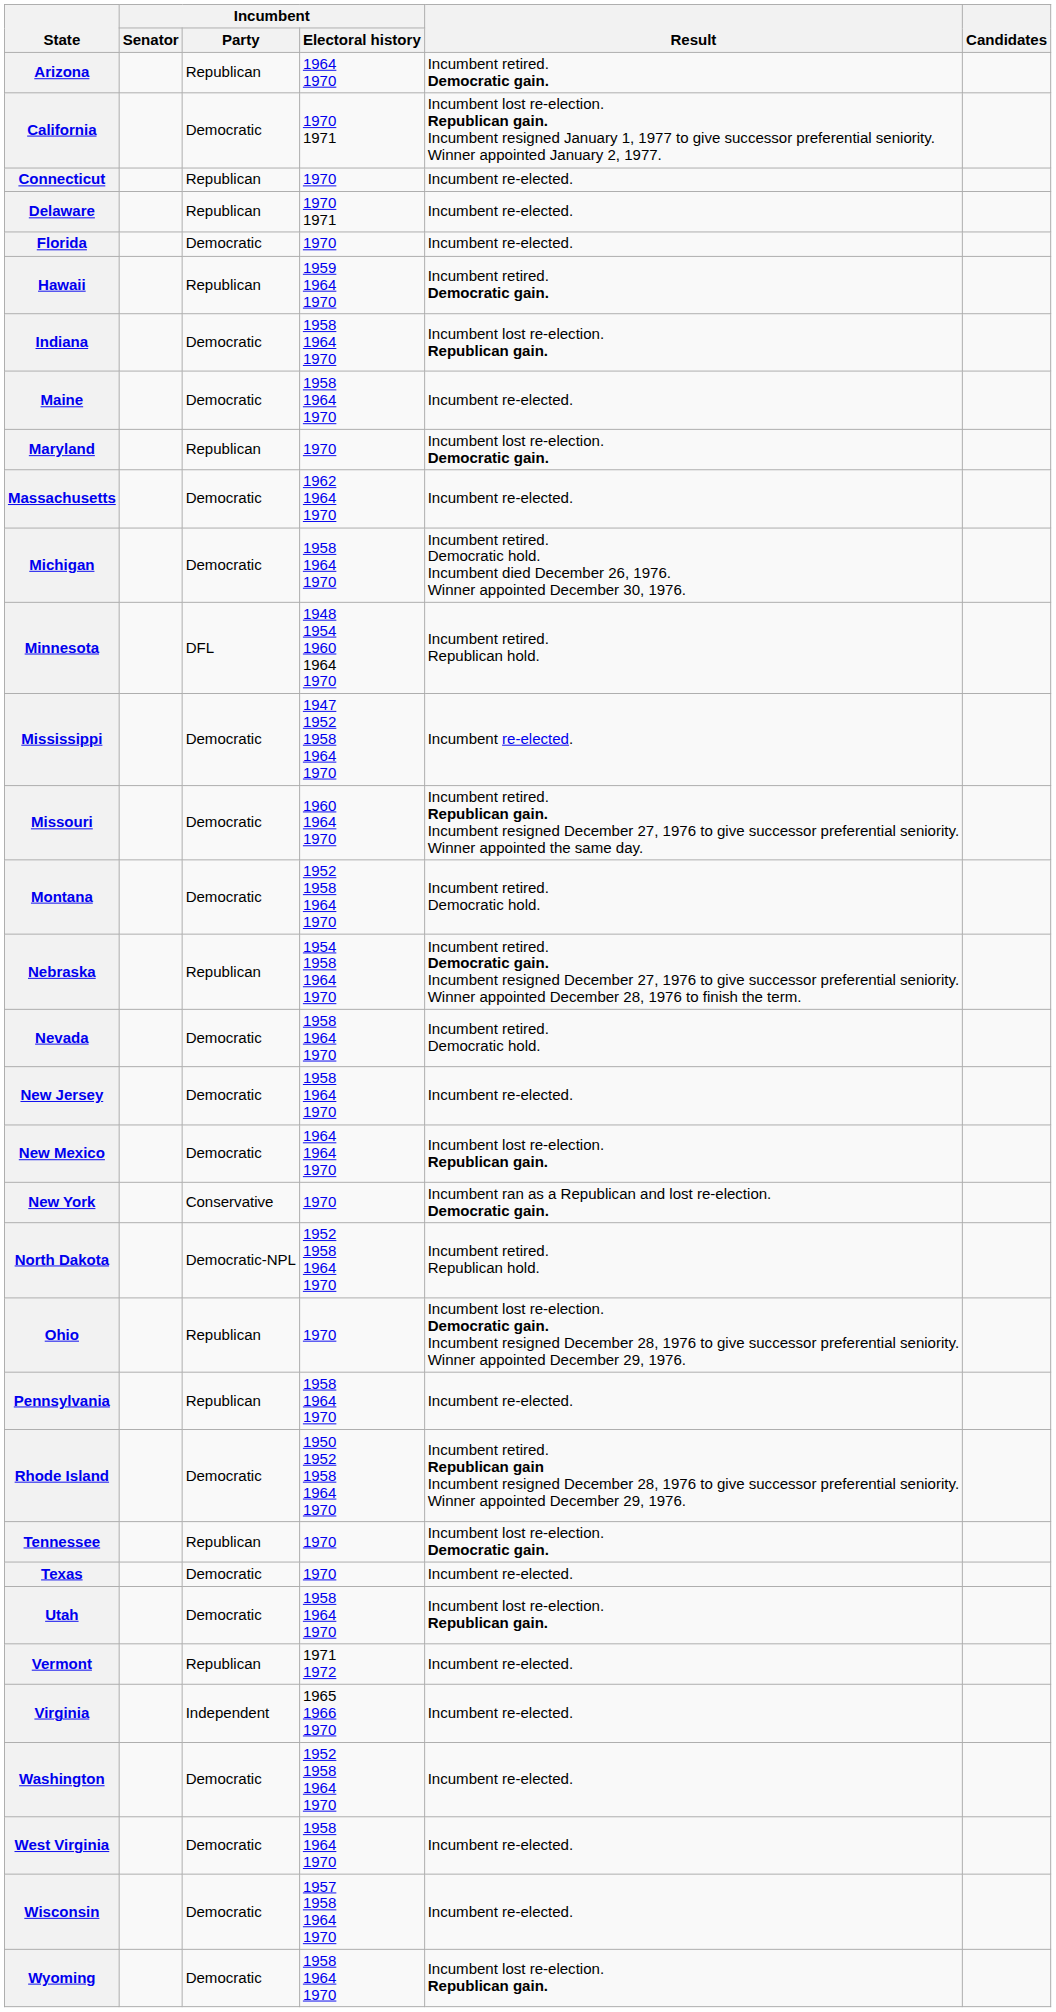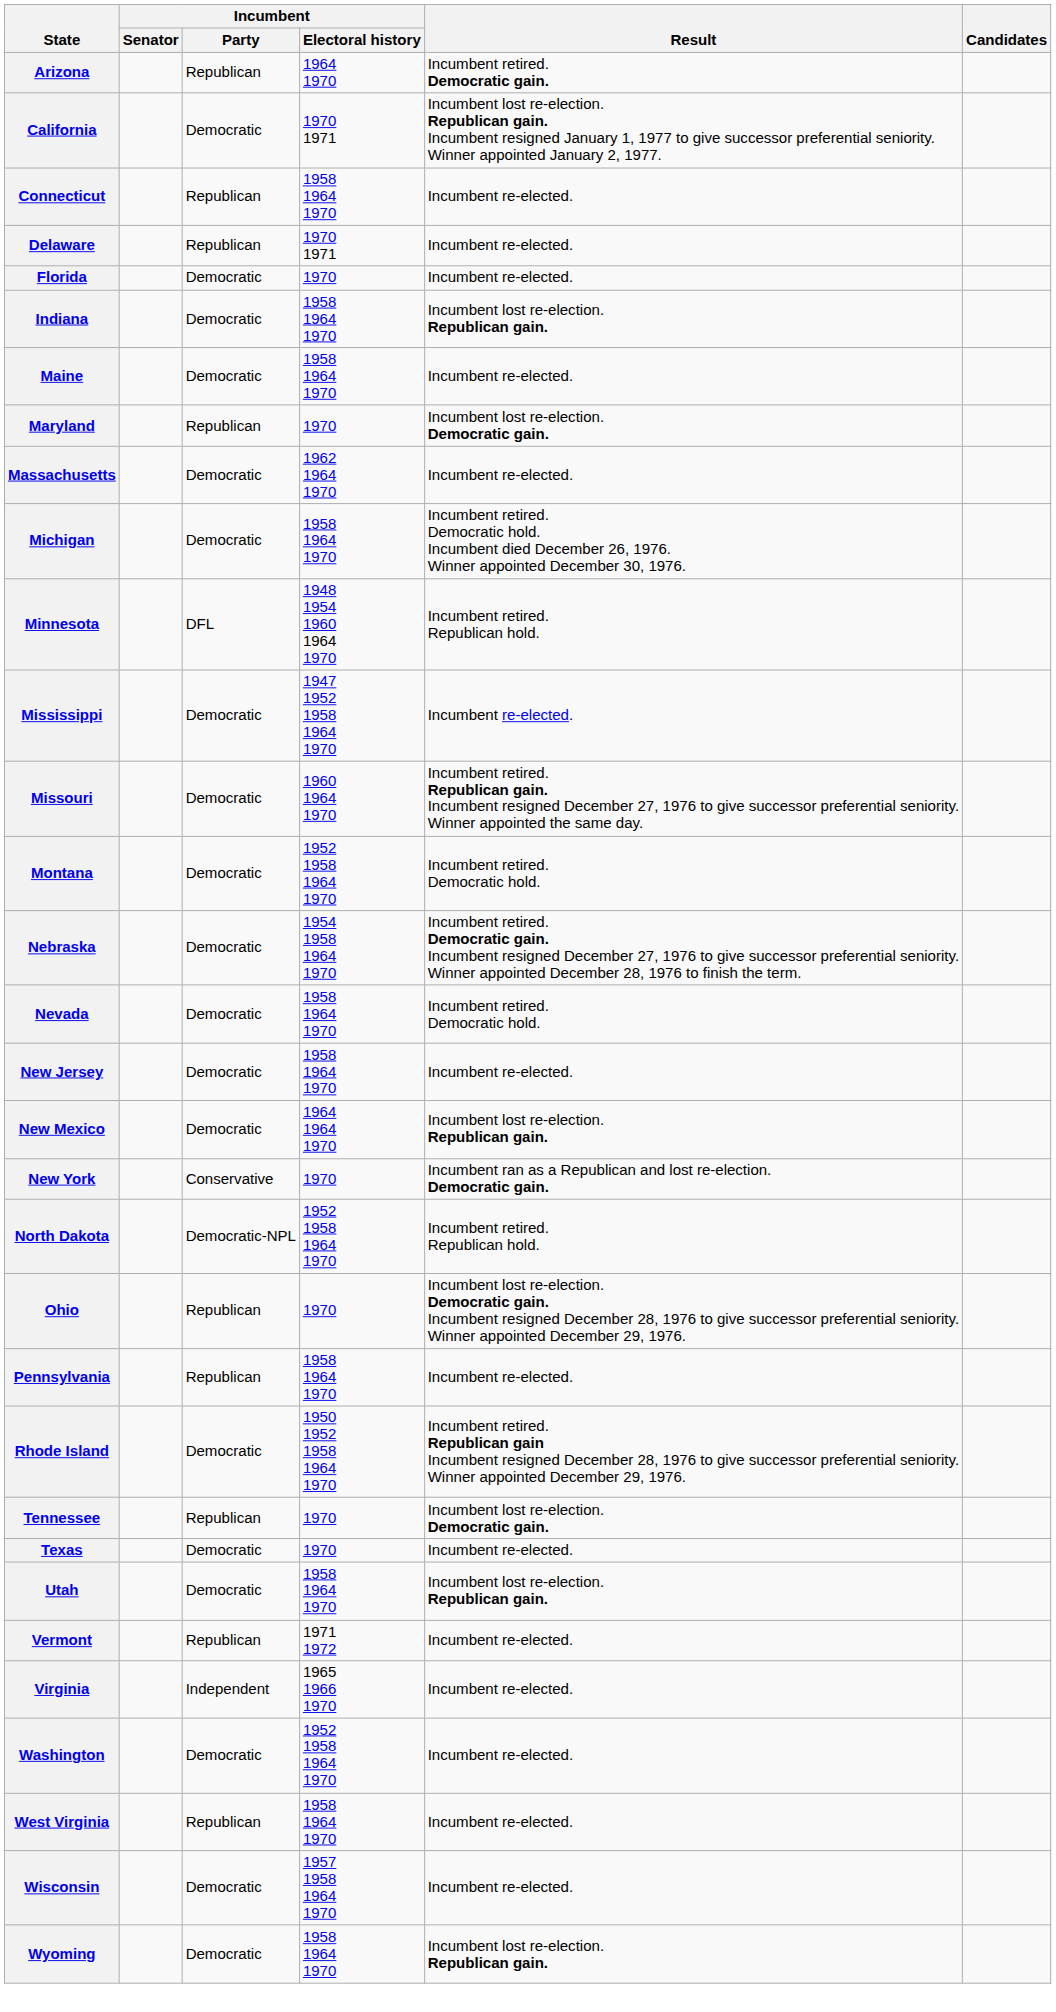(320, 179) 1970 -> (320, 196) 1958 1964 1970
- row: (62, 284)
(223, 971) Republican -> (224, 947) Democratic
(224, 1845) Democratic -> (223, 1821) Republican
